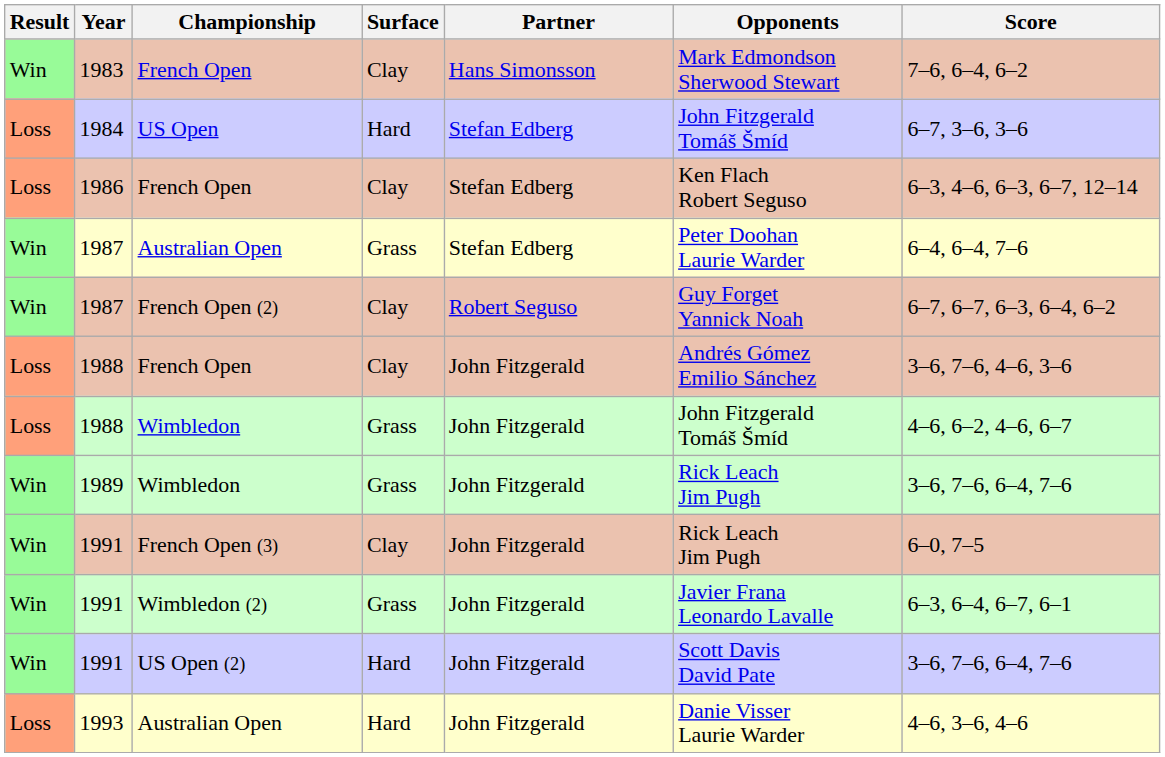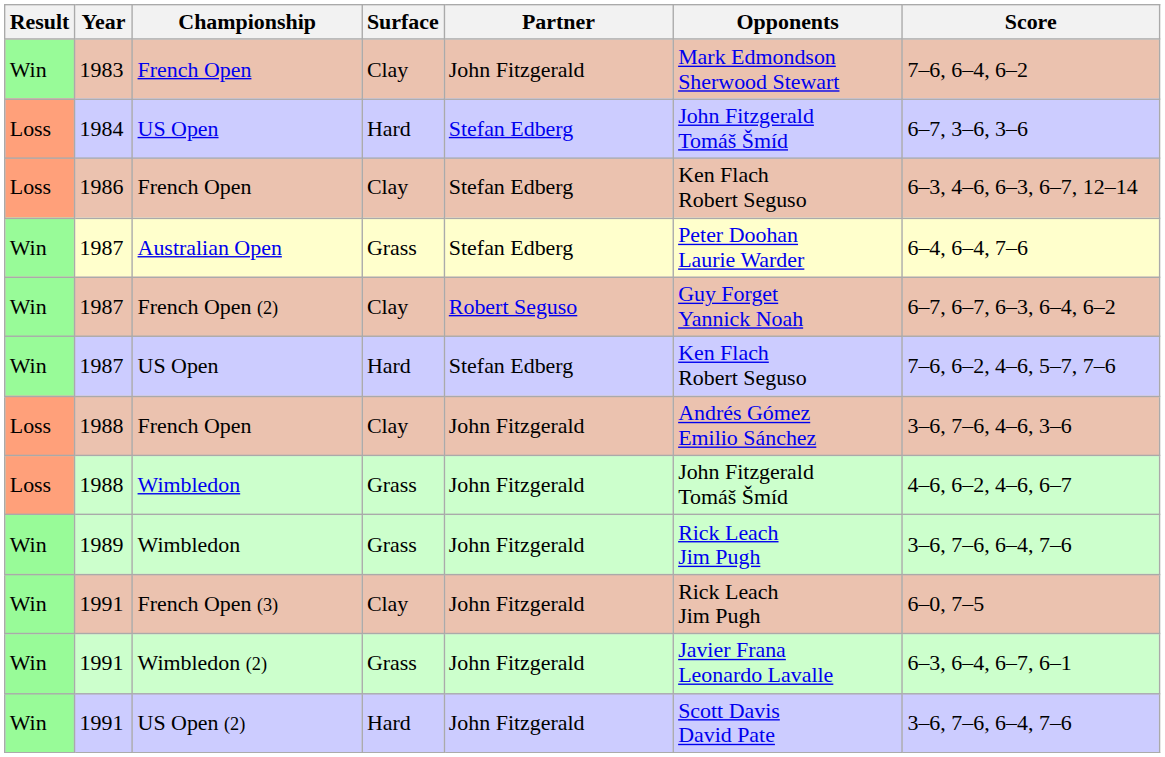(522, 68) Hans Simonsson -> (517, 68) John Fitzgerald
+ row: (101, 366)
- row: (101, 722)
